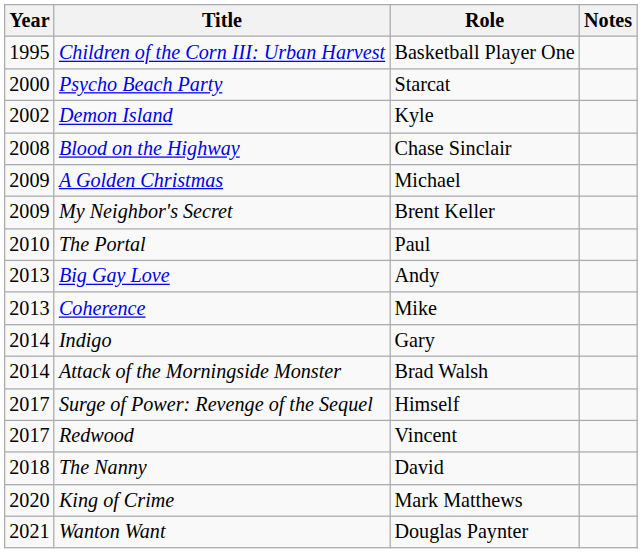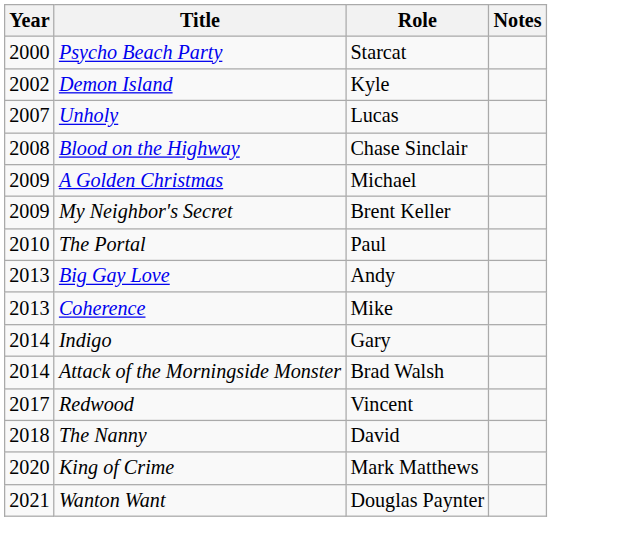- row: (222, 52)
+ row: (89, 116)
- row: (216, 404)
